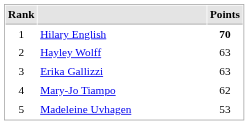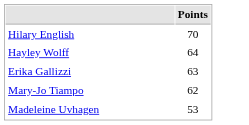- column: (21, 14)
(225, 34) bold -> (193, 34) normal
(225, 53) 63 -> (193, 53) 64
